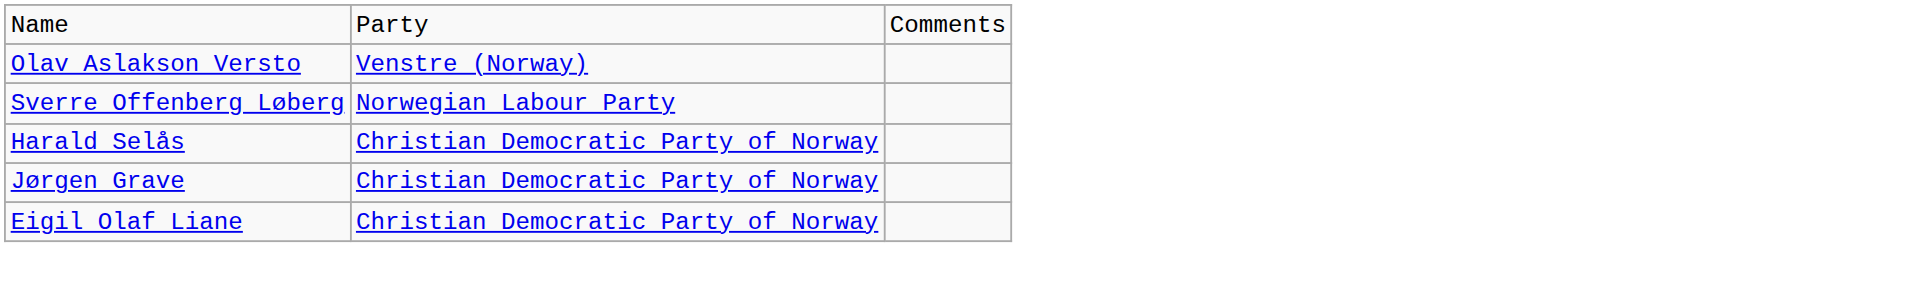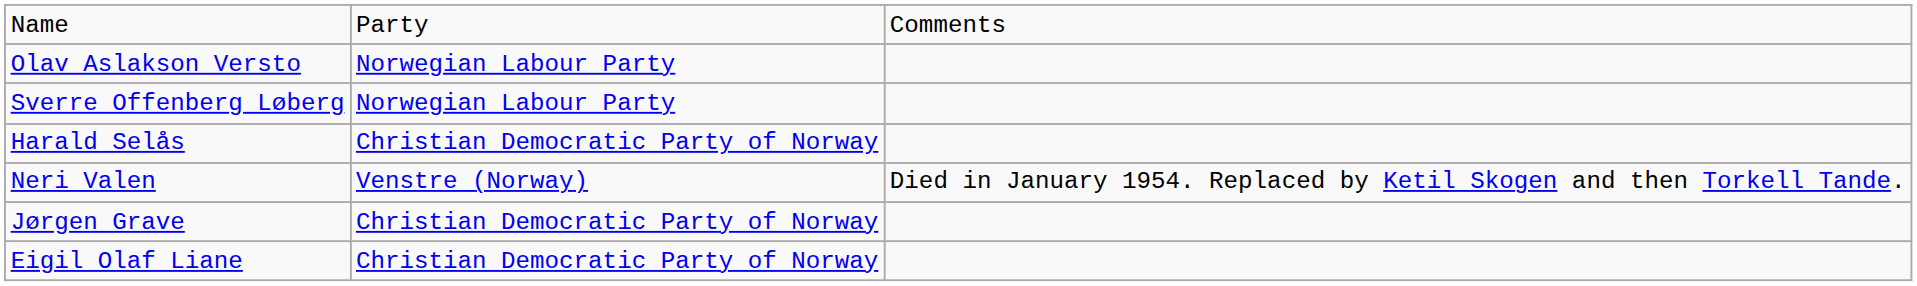(472, 64) Venstre (Norway) -> (516, 64) Norwegian Labour Party
+ row: (83, 182)
